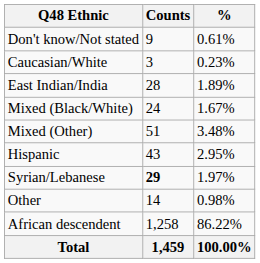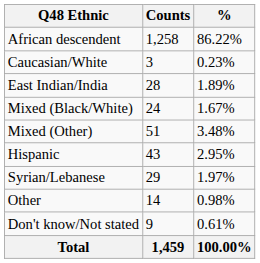rows swapped: (64, 223) <-> (73, 39)
(153, 177) bold -> (153, 177) normal
